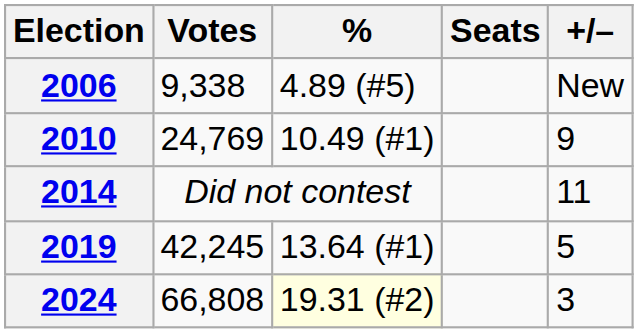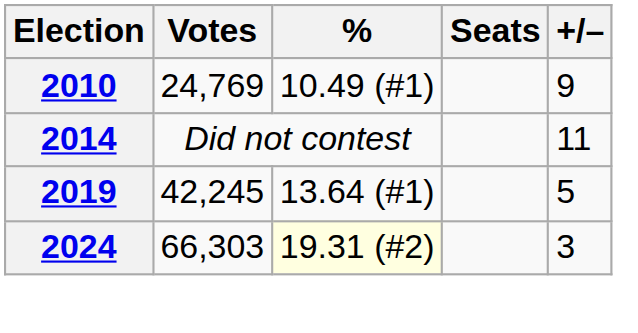- row: (79, 85)
(212, 300) 66,808 -> (212, 246) 66,303
